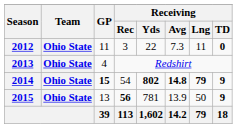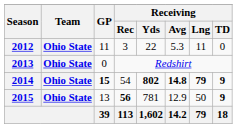(177, 47) 7.3 -> (177, 47) 5.3
(222, 47) bold -> (222, 47) normal
(104, 64) 4 -> (104, 64) 0
(177, 98) 13.9 -> (177, 98) 12.9
